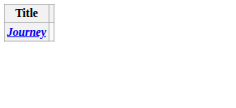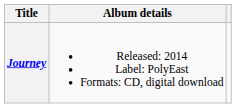+ column: (137, 13)
